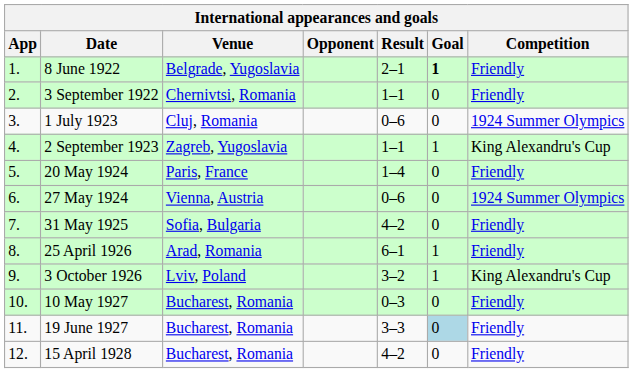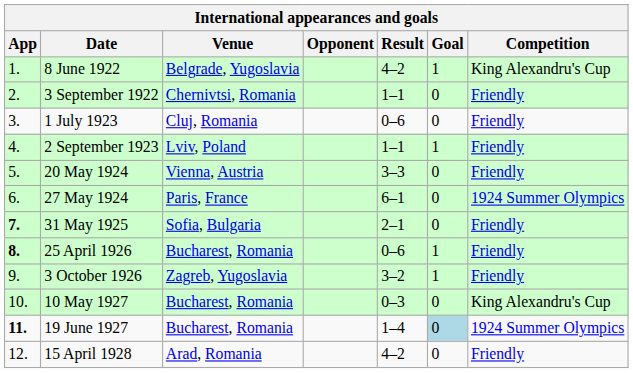(393, 69) 2–1 -> (393, 69) 4–2
(435, 69) bold -> (435, 69) normal
(498, 69) Friendly -> (541, 69) King Alexandru's Cup
(548, 121) 1924 Summer Olympics -> (498, 121) Friendly
(227, 147) Zagreb, Yugoslavia -> (206, 147) Lviv, Poland
(541, 147) King Alexandru's Cup -> (498, 147) Friendly
(207, 173) Paris, France -> (215, 173) Vienna, Austria
(393, 173) 1–4 -> (393, 173) 3–3
(215, 199) Vienna, Austria -> (207, 199) Paris, France
(393, 199) 0–6 -> (393, 199) 6–1
(14, 224) normal -> (14, 224) bold
(393, 224) 4–2 -> (393, 224) 2–1
(14, 250) normal -> (14, 250) bold
(214, 250) Arad, Romania -> (229, 250) Bucharest, Romania
(393, 250) 6–1 -> (393, 250) 0–6
(206, 276) Lviv, Poland -> (227, 276) Zagreb, Yugoslavia
(541, 276) King Alexandru's Cup -> (498, 276) Friendly
(498, 302) Friendly -> (541, 302) King Alexandru's Cup
(18, 328) normal -> (18, 328) bold
(393, 328) 3–3 -> (393, 328) 1–4
(498, 328) Friendly -> (548, 328) 1924 Summer Olympics
(229, 354) Bucharest, Romania -> (214, 354) Arad, Romania
